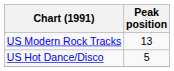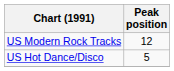(147, 41) 13 -> (147, 41) 12
